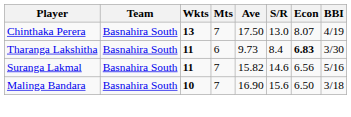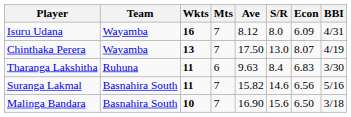+ row: (35, 31)
(140, 31) Basnahira South -> (125, 49) Wayamba
(140, 49) Basnahira South -> (120, 67) Ruhuna
(248, 49) 9.73 -> (248, 67) 9.63
(304, 49) bold -> (304, 67) normal
